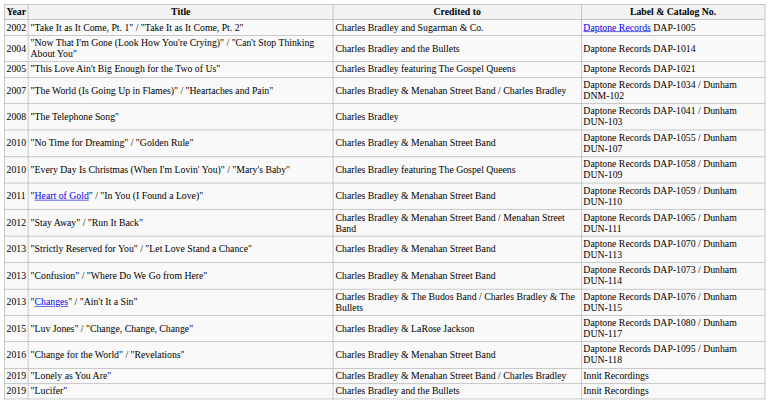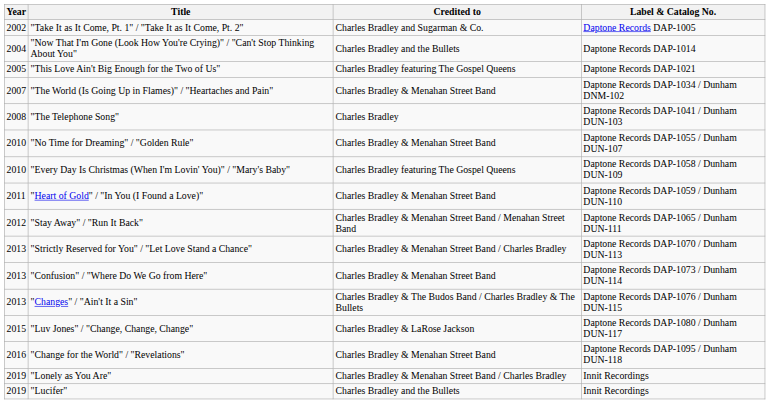(451, 90) Charles Bradley & Menahan Street Band / Charles Bradley -> (416, 90) Charles Bradley & Menahan Street Band
(416, 249) Charles Bradley & Menahan Street Band -> (451, 249) Charles Bradley & Menahan Street Band / Charles Bradley
